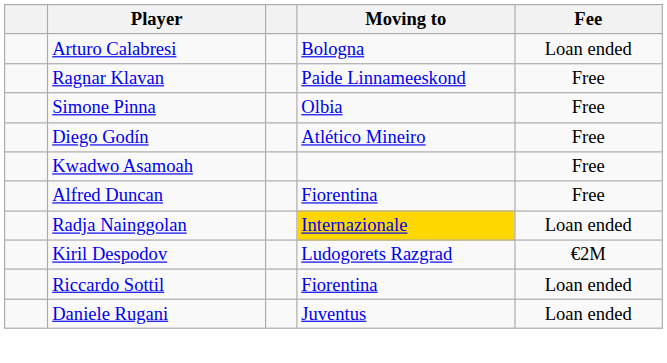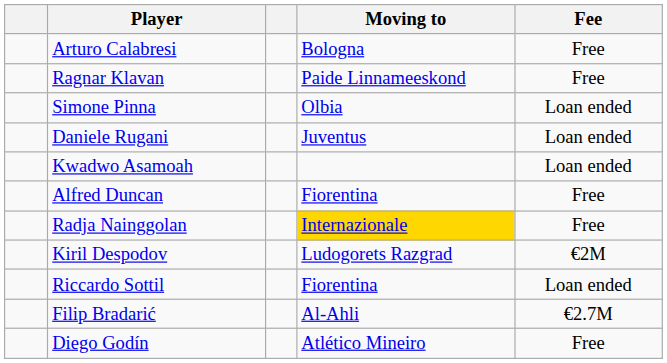(588, 48) Loan ended -> (588, 48) Free
(588, 107) Free -> (588, 107) Loan ended
rows swapped: (110, 313) <-> (100, 136)
(588, 166) Free -> (588, 166) Loan ended
(588, 225) Loan ended -> (588, 225) Free
+ row: (104, 313)
